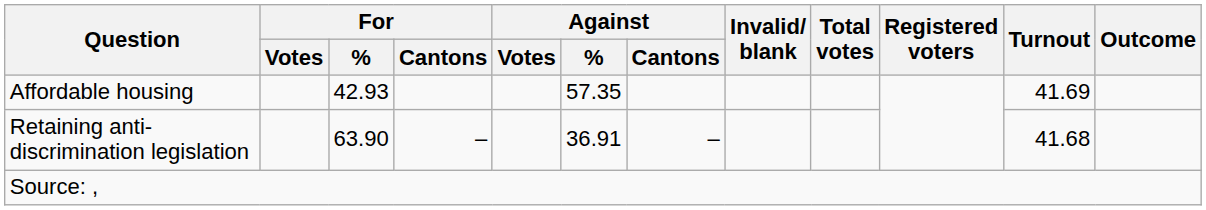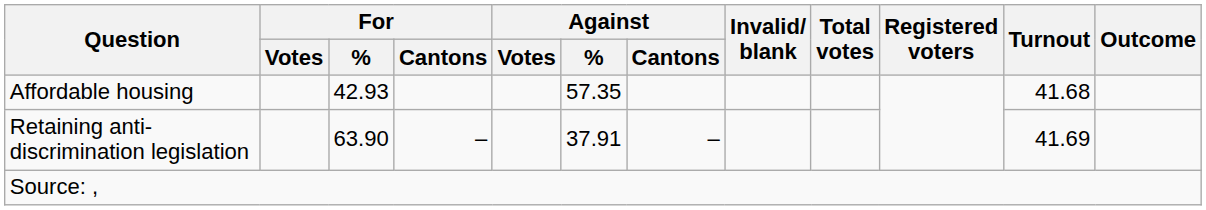(1063, 92) 41.69 -> (1063, 92) 41.68
(594, 139) 36.91 -> (594, 139) 37.91
(1063, 139) 41.68 -> (1063, 139) 41.69
